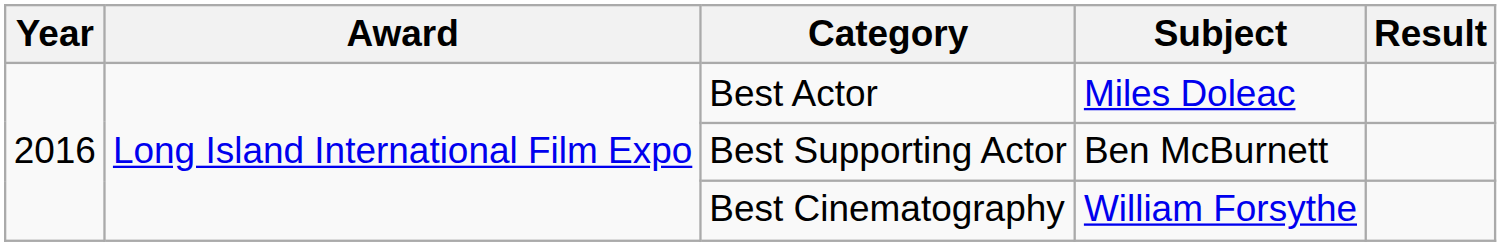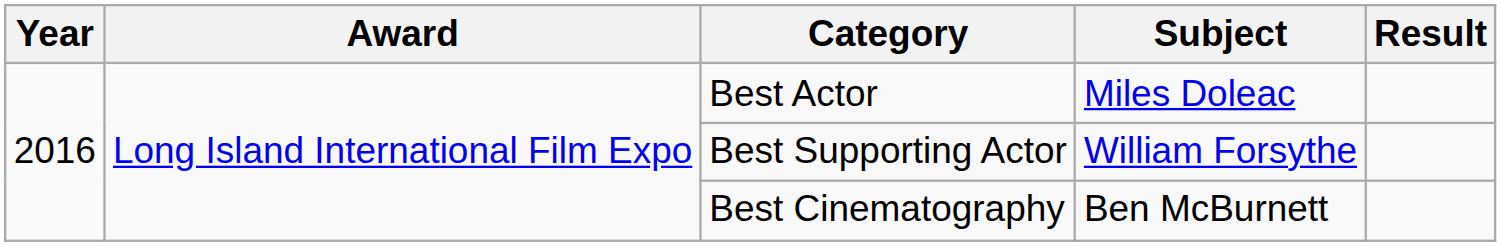(1206, 151) Ben McBurnett -> (1220, 151) William Forsythe
(1220, 209) William Forsythe -> (1206, 209) Ben McBurnett
